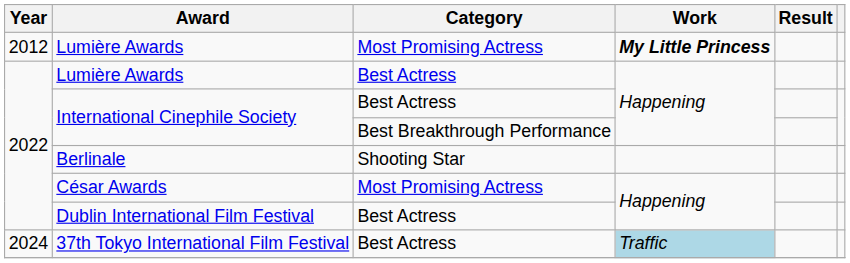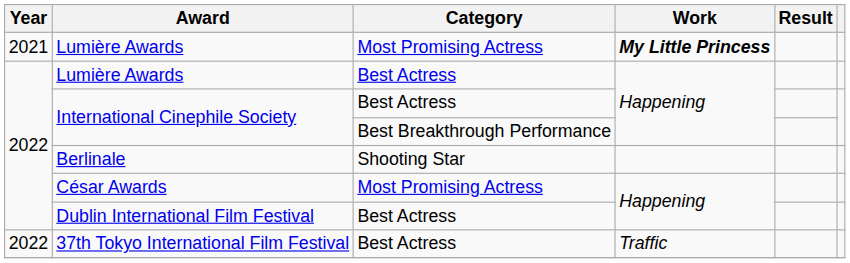(28, 46) 2012 -> (28, 46) 2021
(28, 243) 2024 -> (28, 243) 2022
(643, 243) lightblue background -> (643, 243) no background
